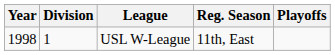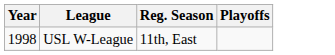- column: (68, 15)
